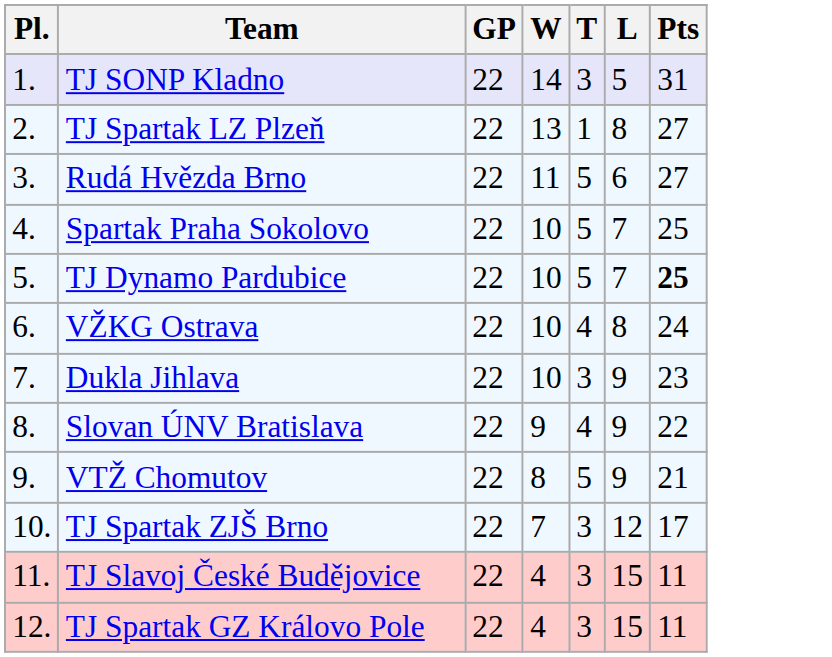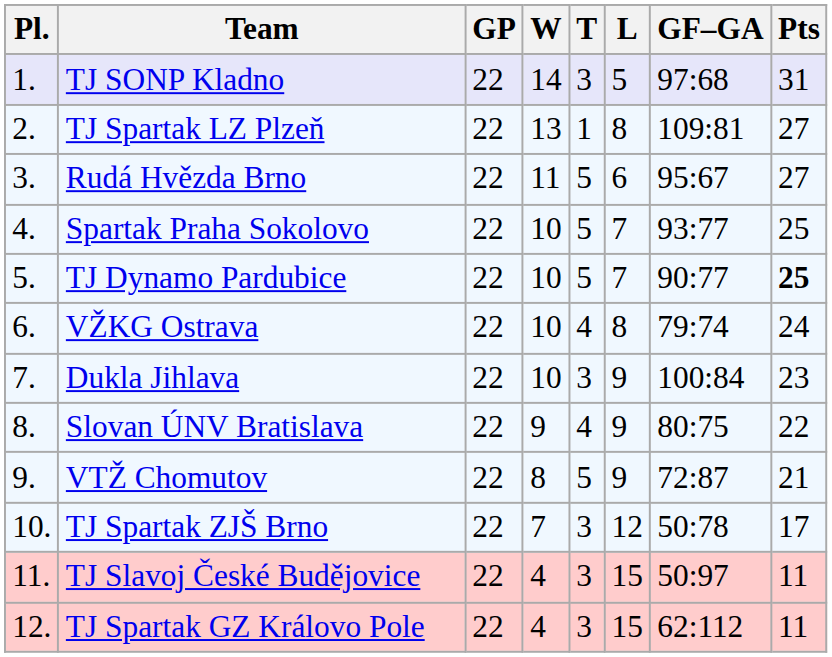+ column: (710, 29)
